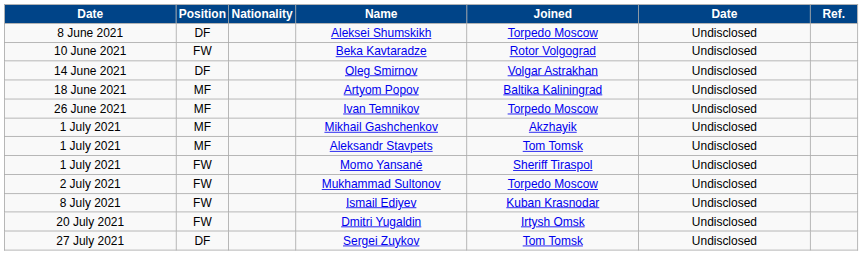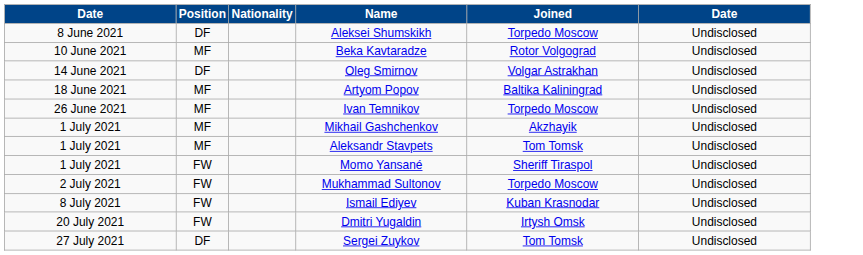- column: (834, 14)
(202, 52) FW -> (202, 52) MF
